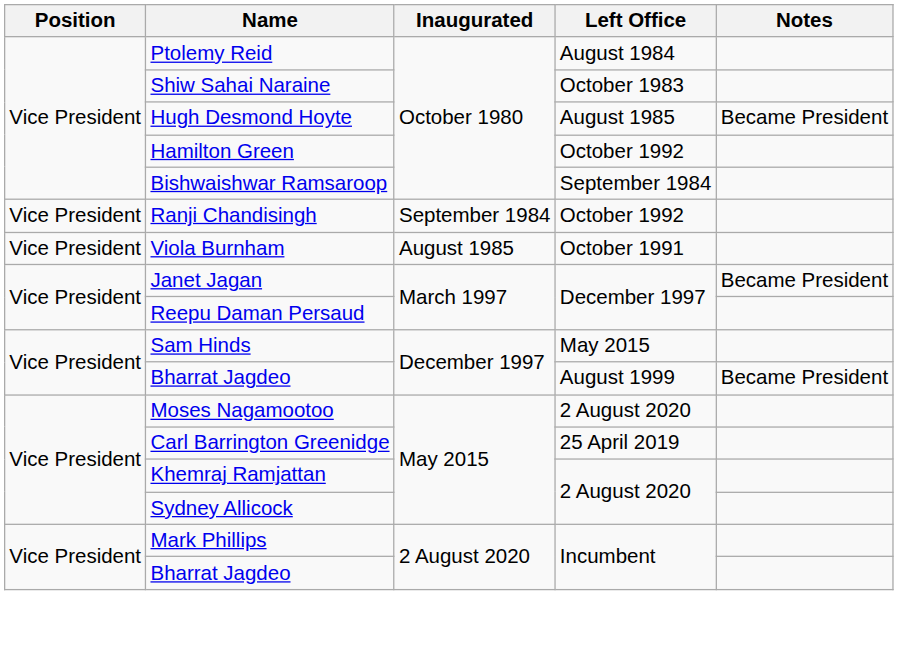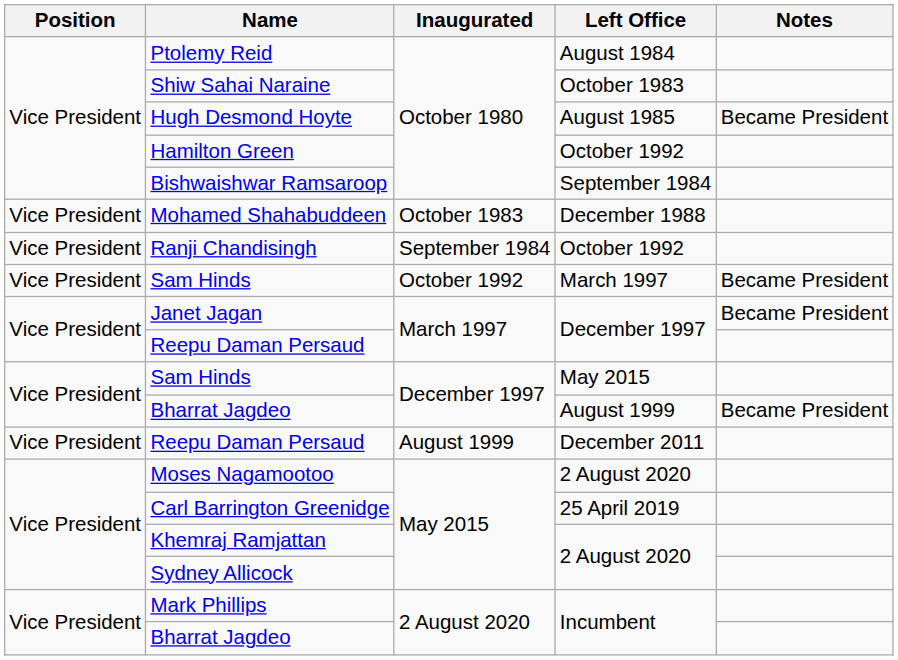+ row: (268, 215)
- row: (217, 248)
+ row: (201, 280)
+ row: (257, 442)
